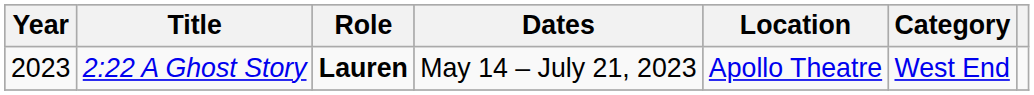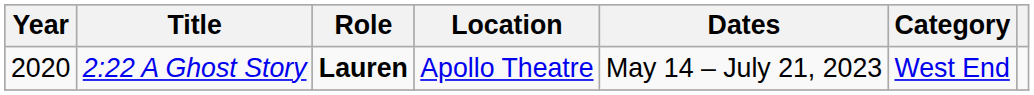columns swapped: (558, 25) <-> (795, 25)
(41, 68) 2023 -> (41, 68) 2020
